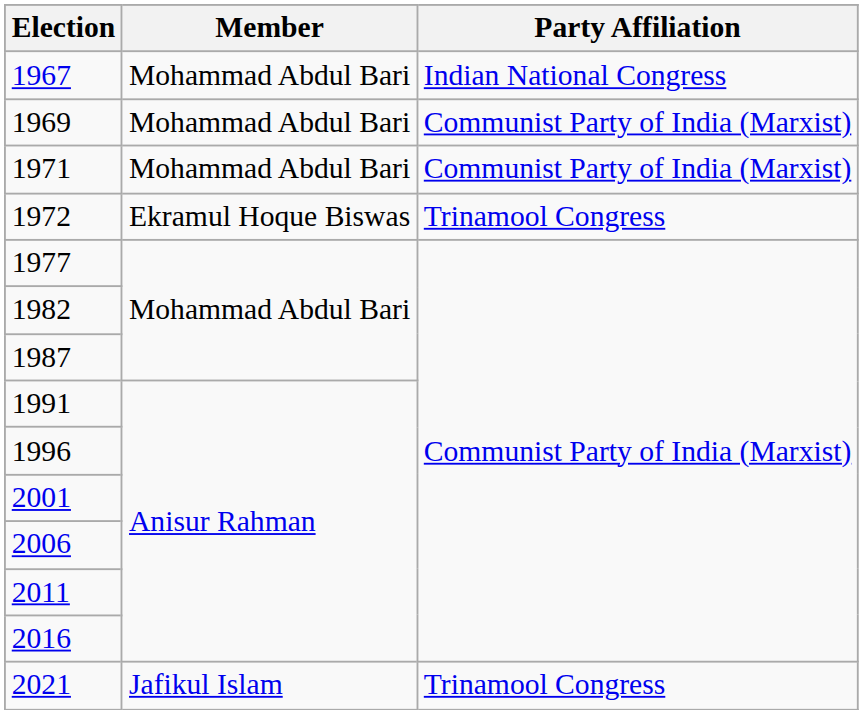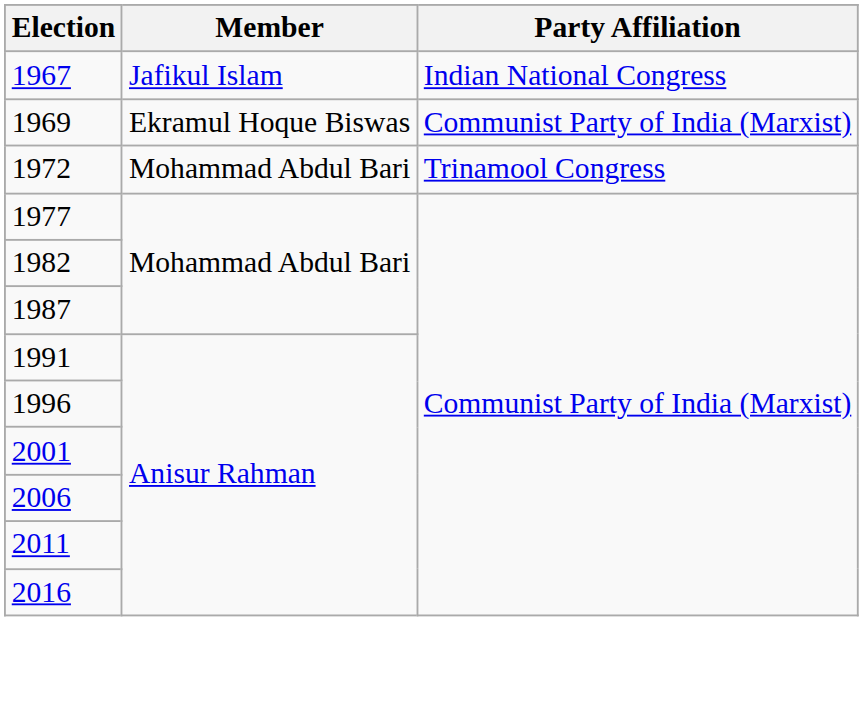(270, 74) Mohammad Abdul Bari -> (206, 74) Jafikul Islam
(270, 121) Mohammad Abdul Bari -> (270, 121) Ekramul Hoque Biswas
- row: (41, 168)
(270, 215) Ekramul Hoque Biswas -> (270, 168) Mohammad Abdul Bari
- row: (41, 685)
